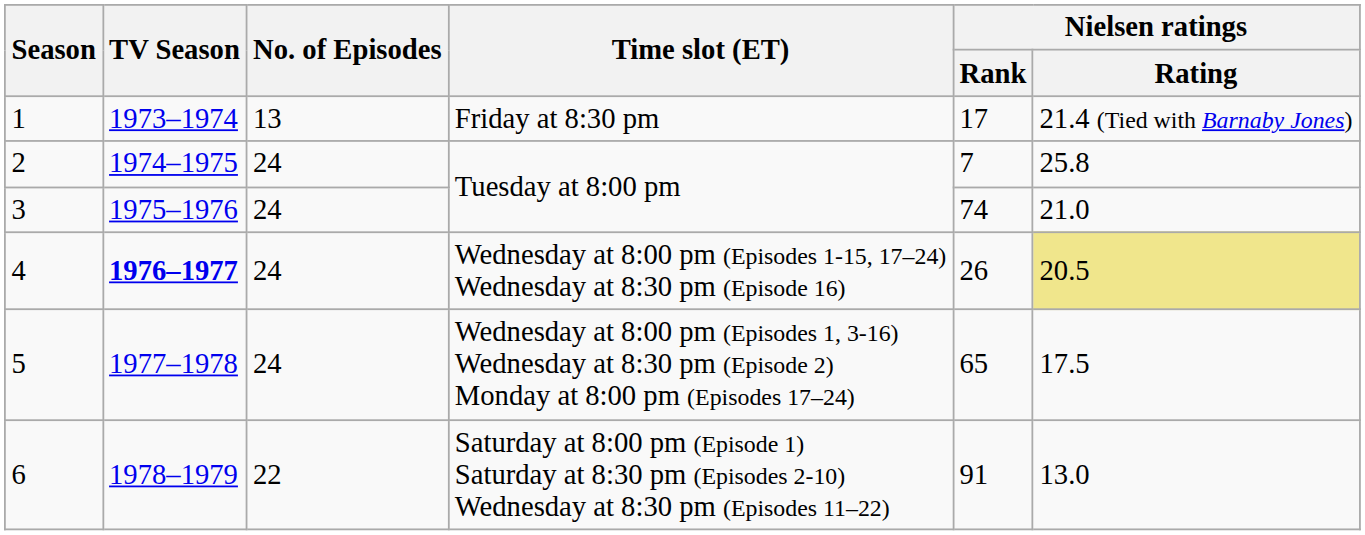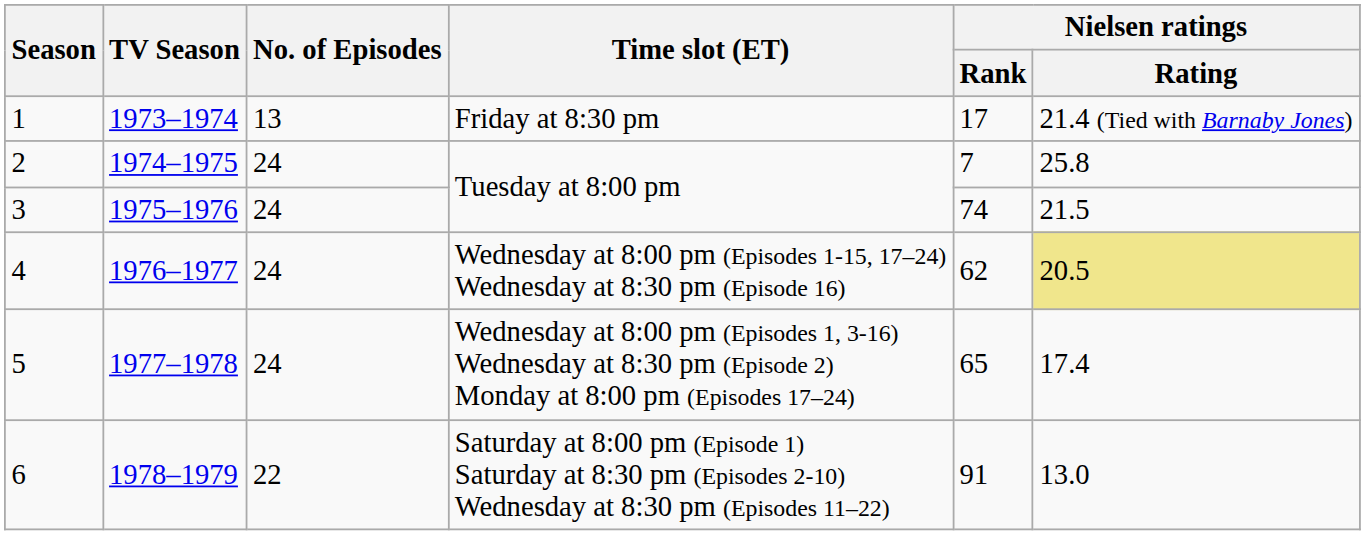(1065, 208) 21.0 -> (1065, 208) 21.5
(173, 270) bold -> (173, 270) normal
(974, 270) 26 -> (974, 270) 62
(1065, 364) 17.5 -> (1065, 364) 17.4
